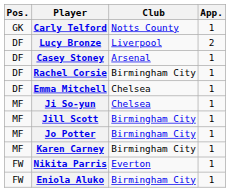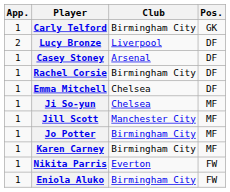columns swapped: (18, 12) <-> (212, 12)
(145, 27) Notts County -> (154, 27) Birmingham City
(154, 119) Birmingham City -> (154, 119) Manchester City
